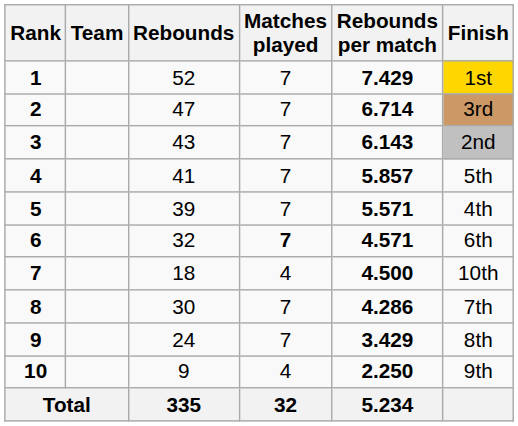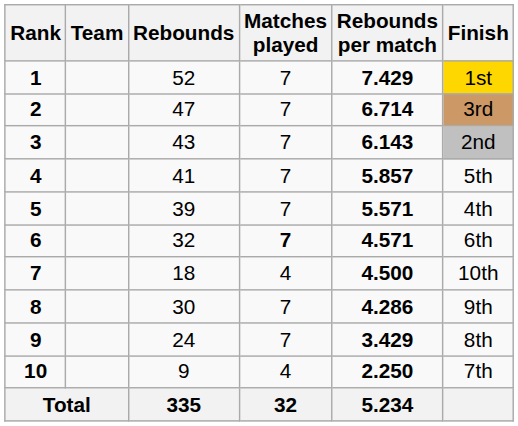(478, 307) 7th -> (478, 307) 9th
(478, 372) 9th -> (478, 372) 7th
